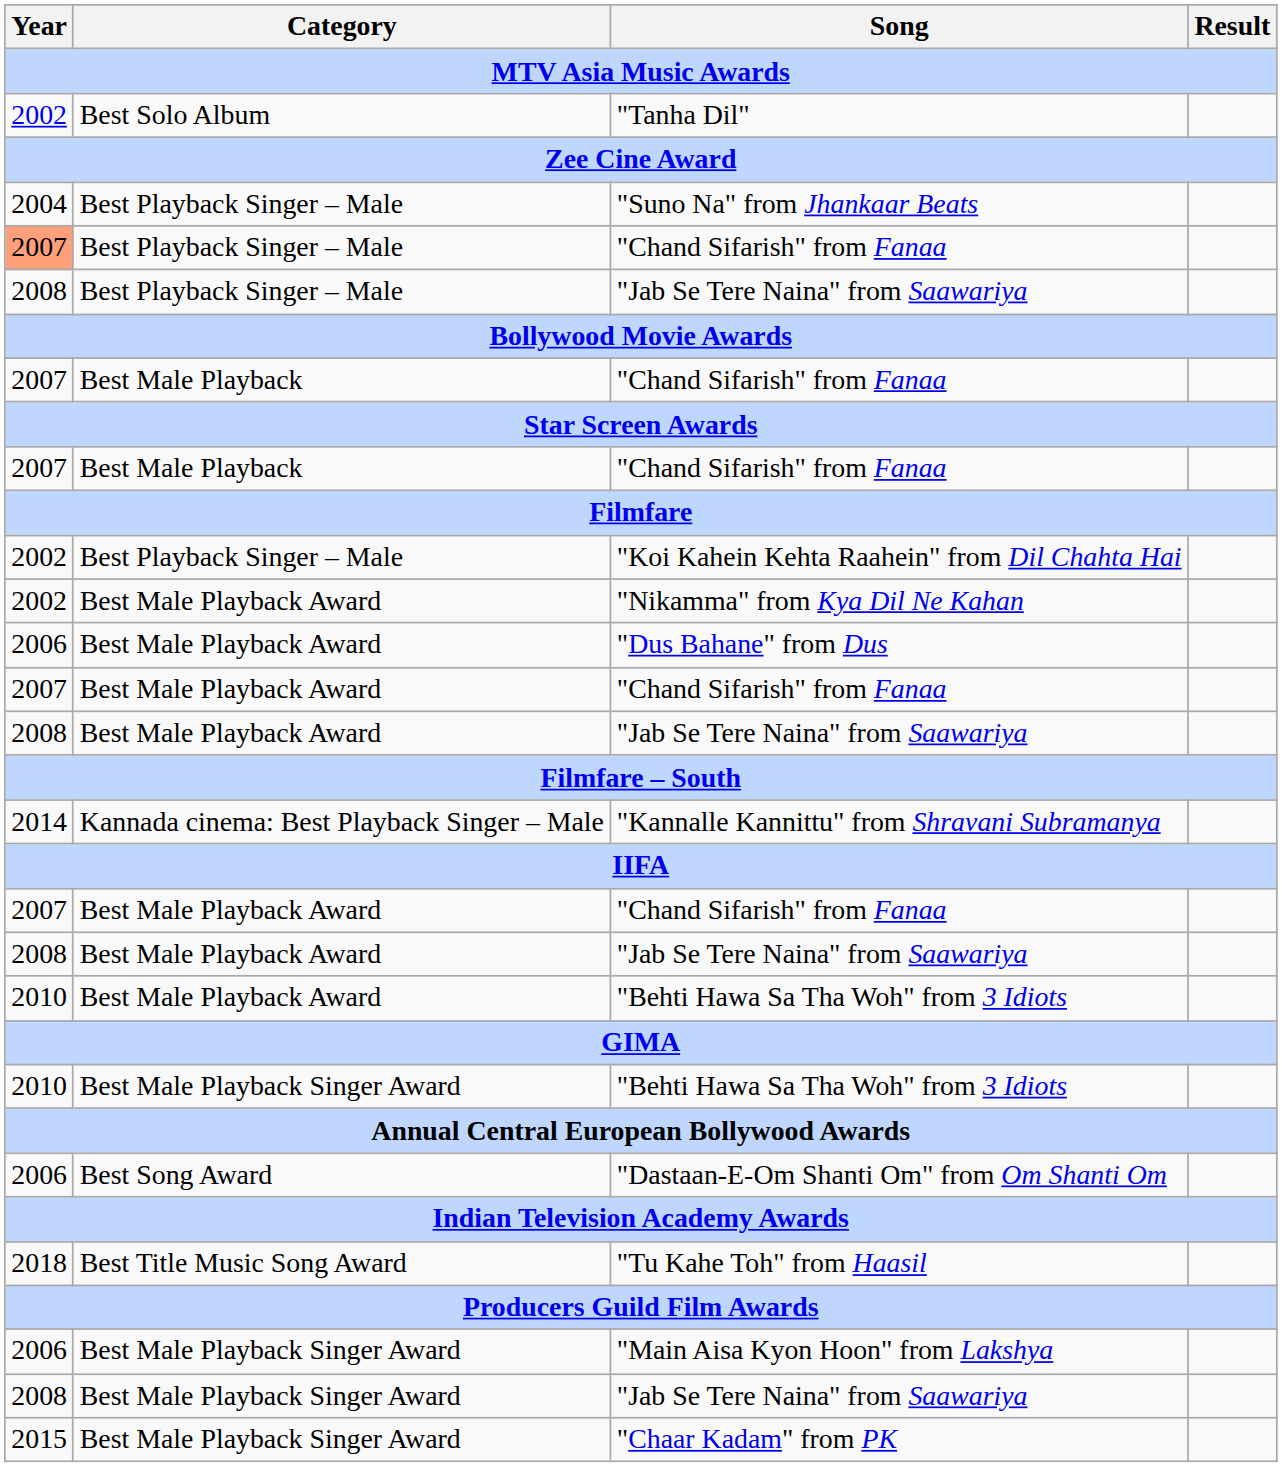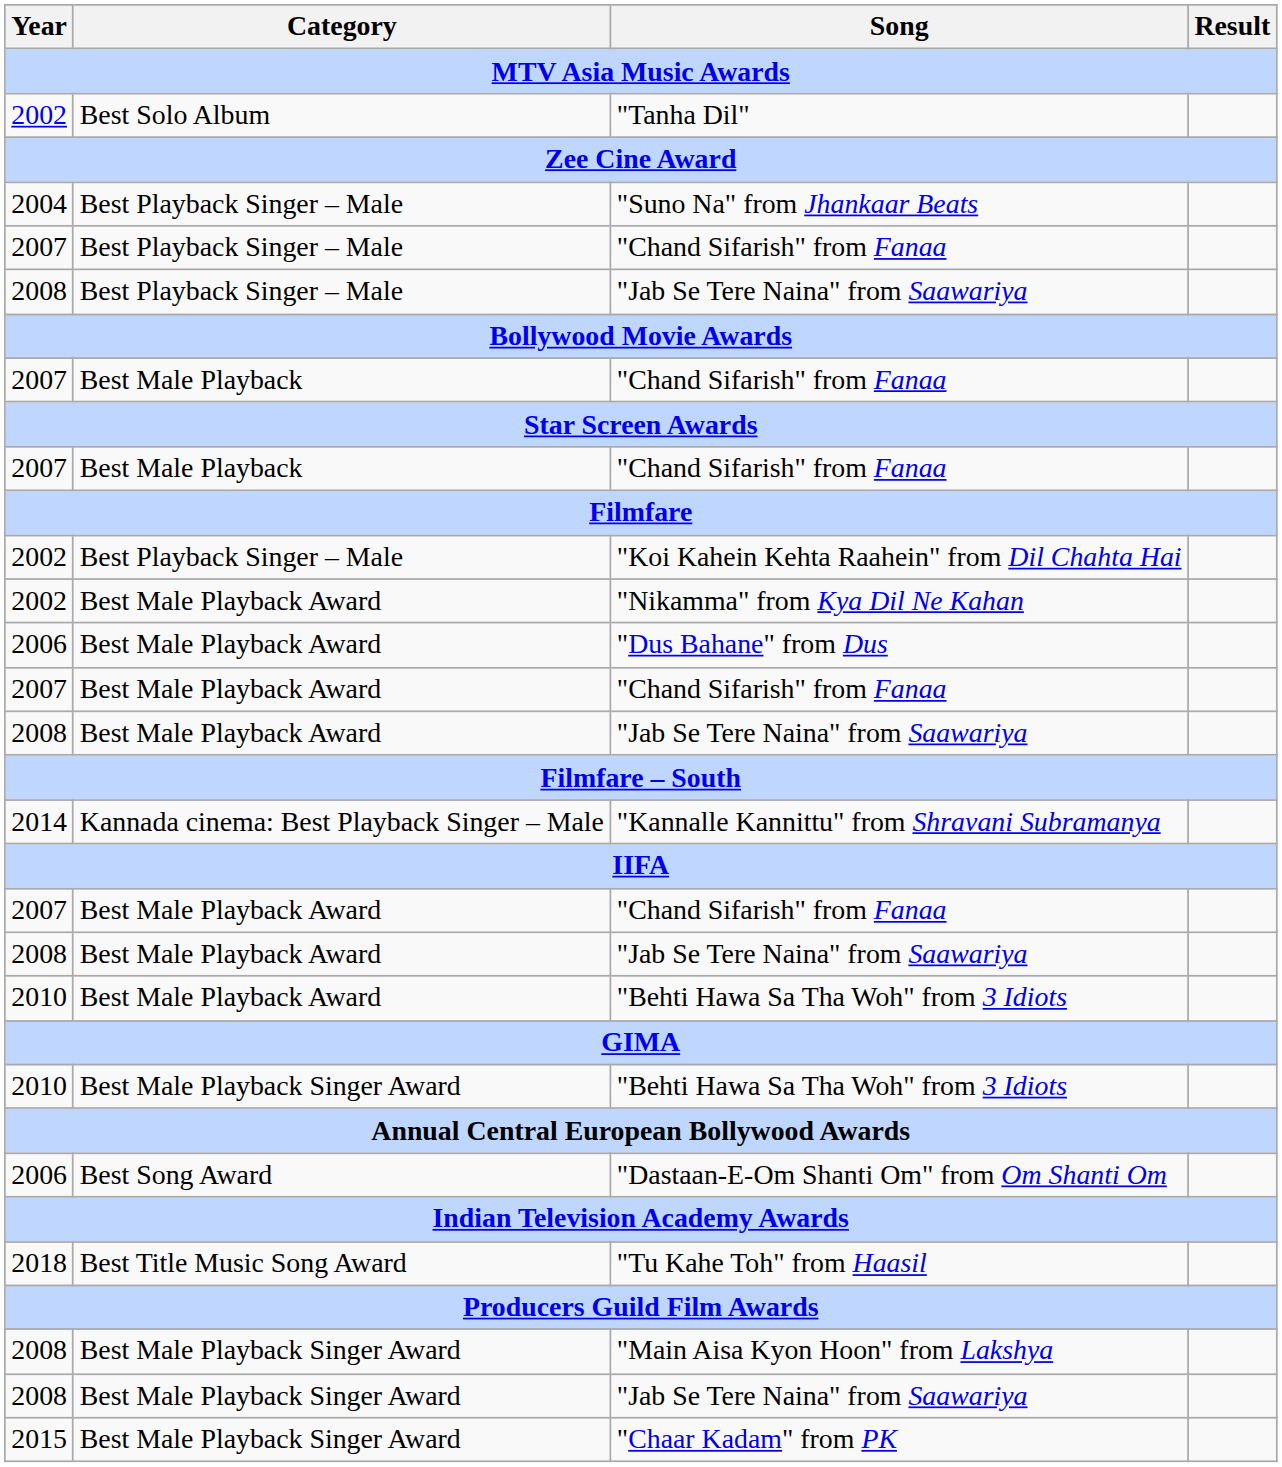(39, 247) lightsalmon background -> (39, 247) no background
(39, 1351) 2006 -> (39, 1351) 2008
